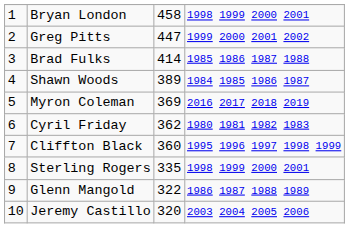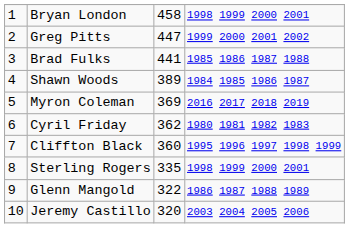(169, 59) 414 -> (169, 59) 441
